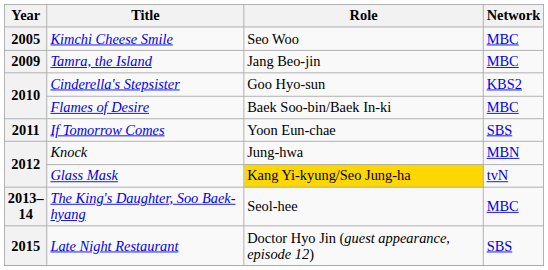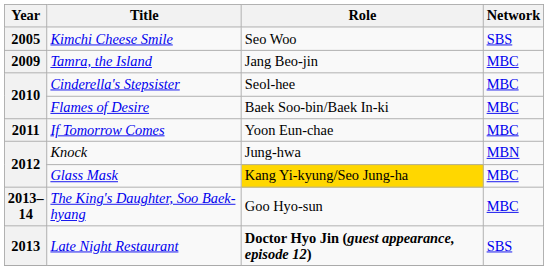(503, 38) MBC -> (499, 38) SBS
(286, 84) Goo Hyo-sun -> (270, 84) Seol-hee
(504, 84) KBS2 -> (503, 84) MBC
(499, 130) SBS -> (503, 130) MBC
(497, 175) tvN -> (503, 175) MBC
(272, 206) Seol-hee -> (284, 206) Goo Hyo-sun
(26, 245) 2015 -> (26, 245) 2013
(349, 245) normal -> (350, 245) bold
